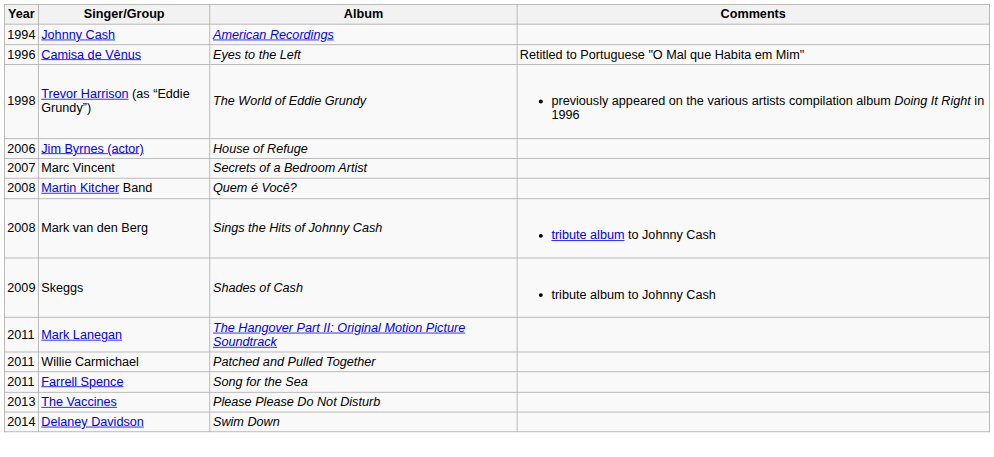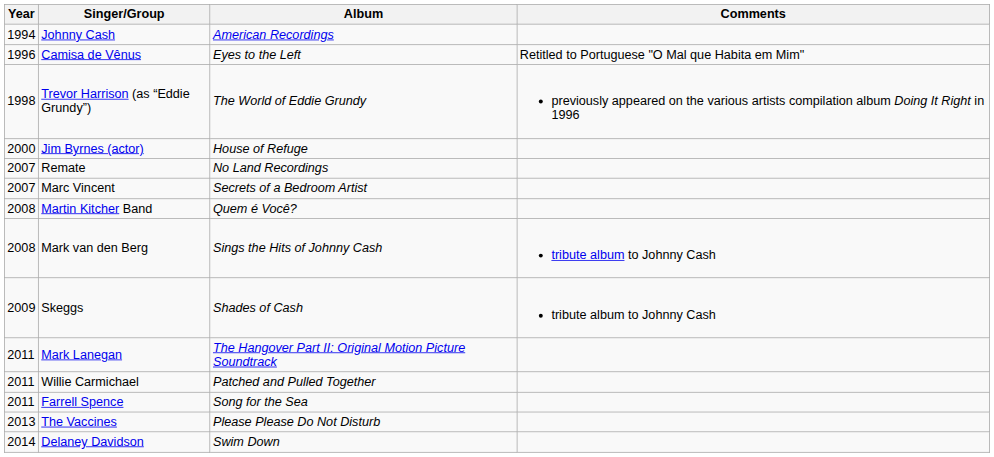(21, 148) 2006 -> (21, 148) 2000
+ row: (63, 168)
